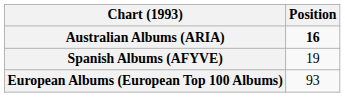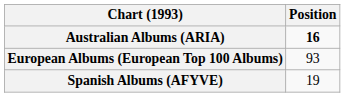rows swapped: (145, 80) <-> (145, 59)
